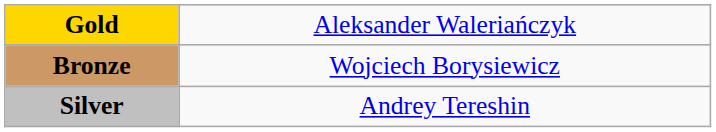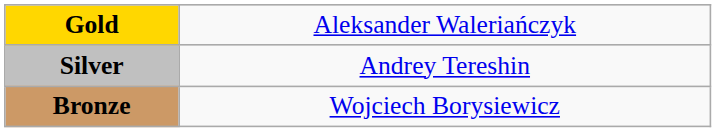rows swapped: (92, 106) <-> (92, 65)
